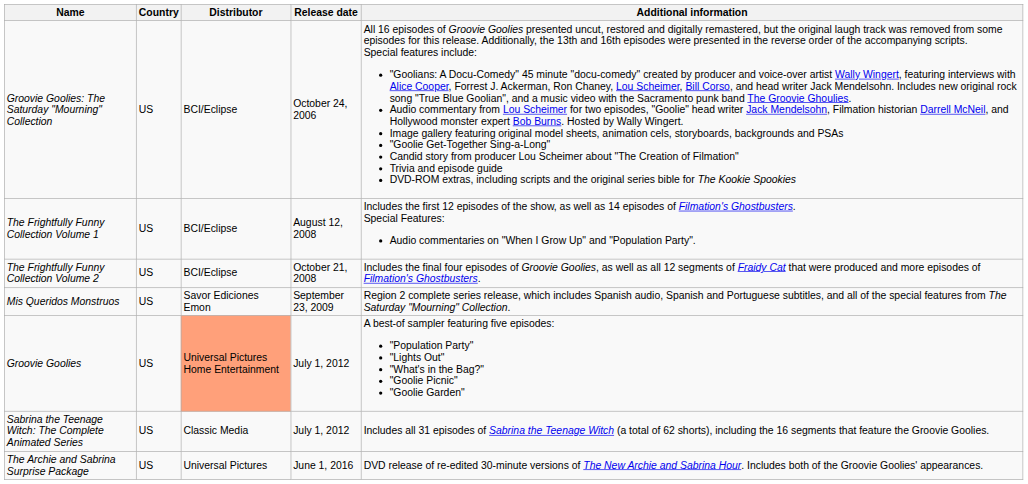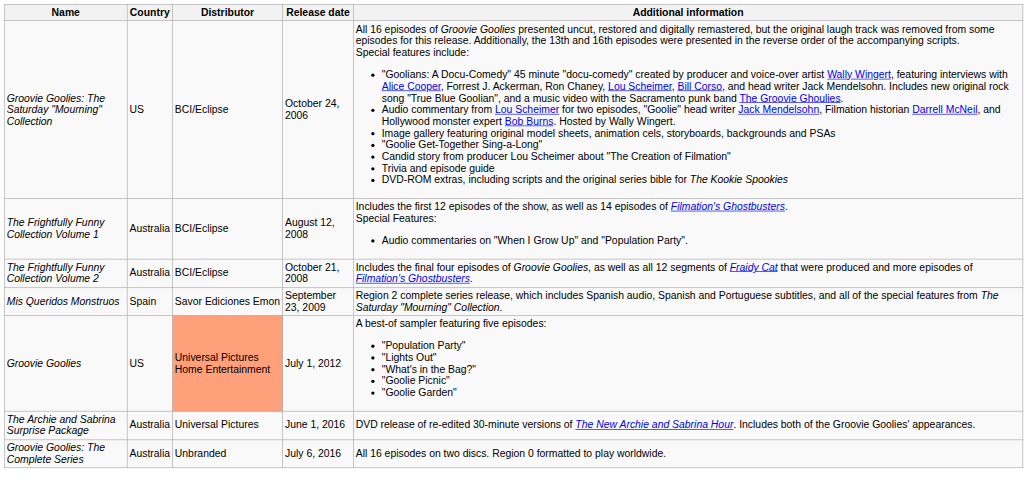(146, 229) US -> (150, 229) Australia
(146, 273) US -> (150, 273) Australia
(146, 301) US -> (143, 301) Spain
- row: (55, 431)
(146, 465) US -> (150, 425) Australia
+ row: (56, 453)
